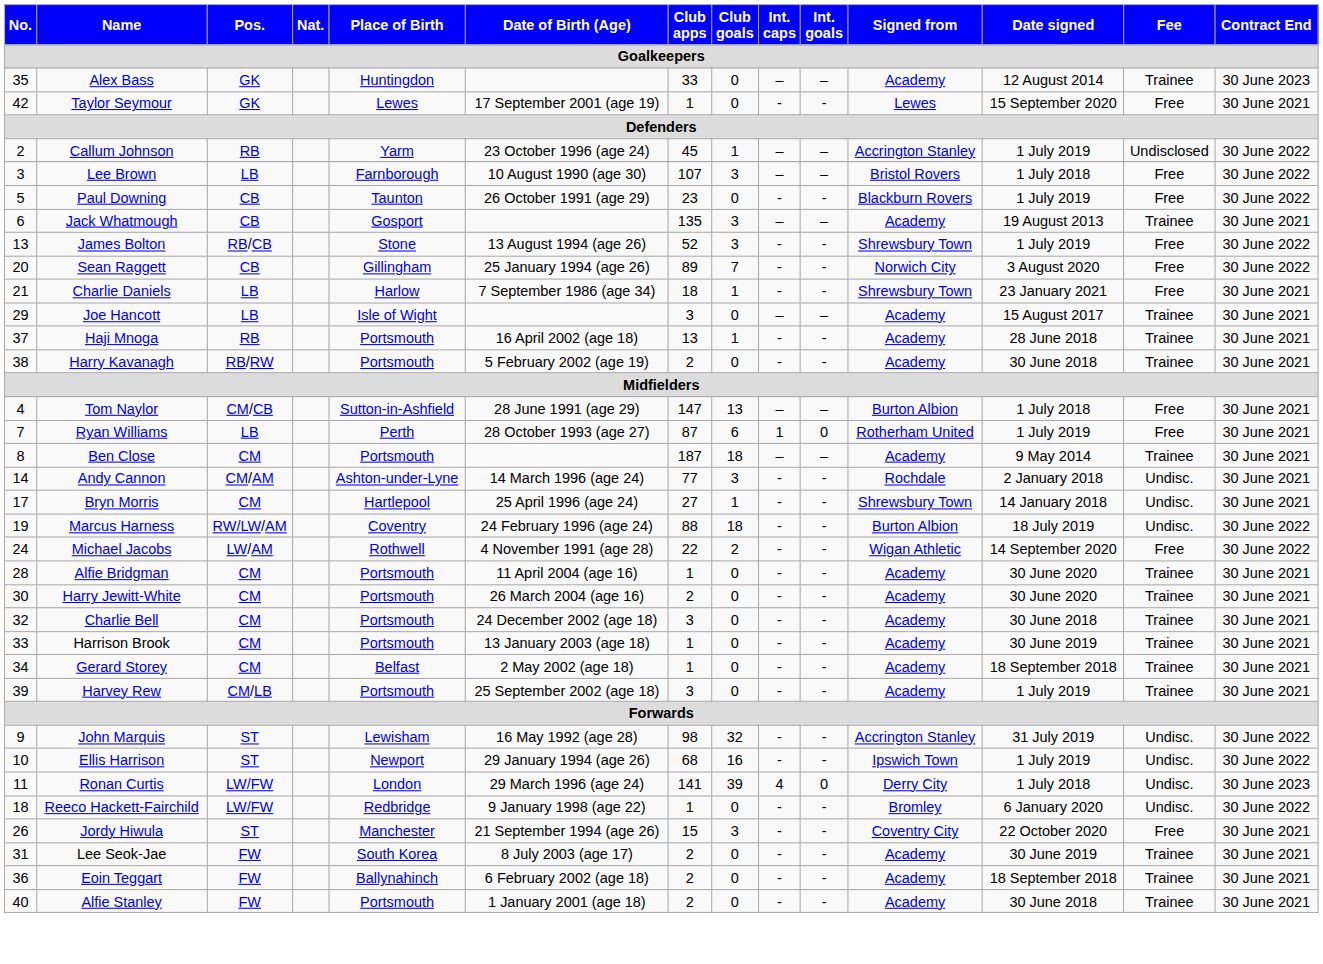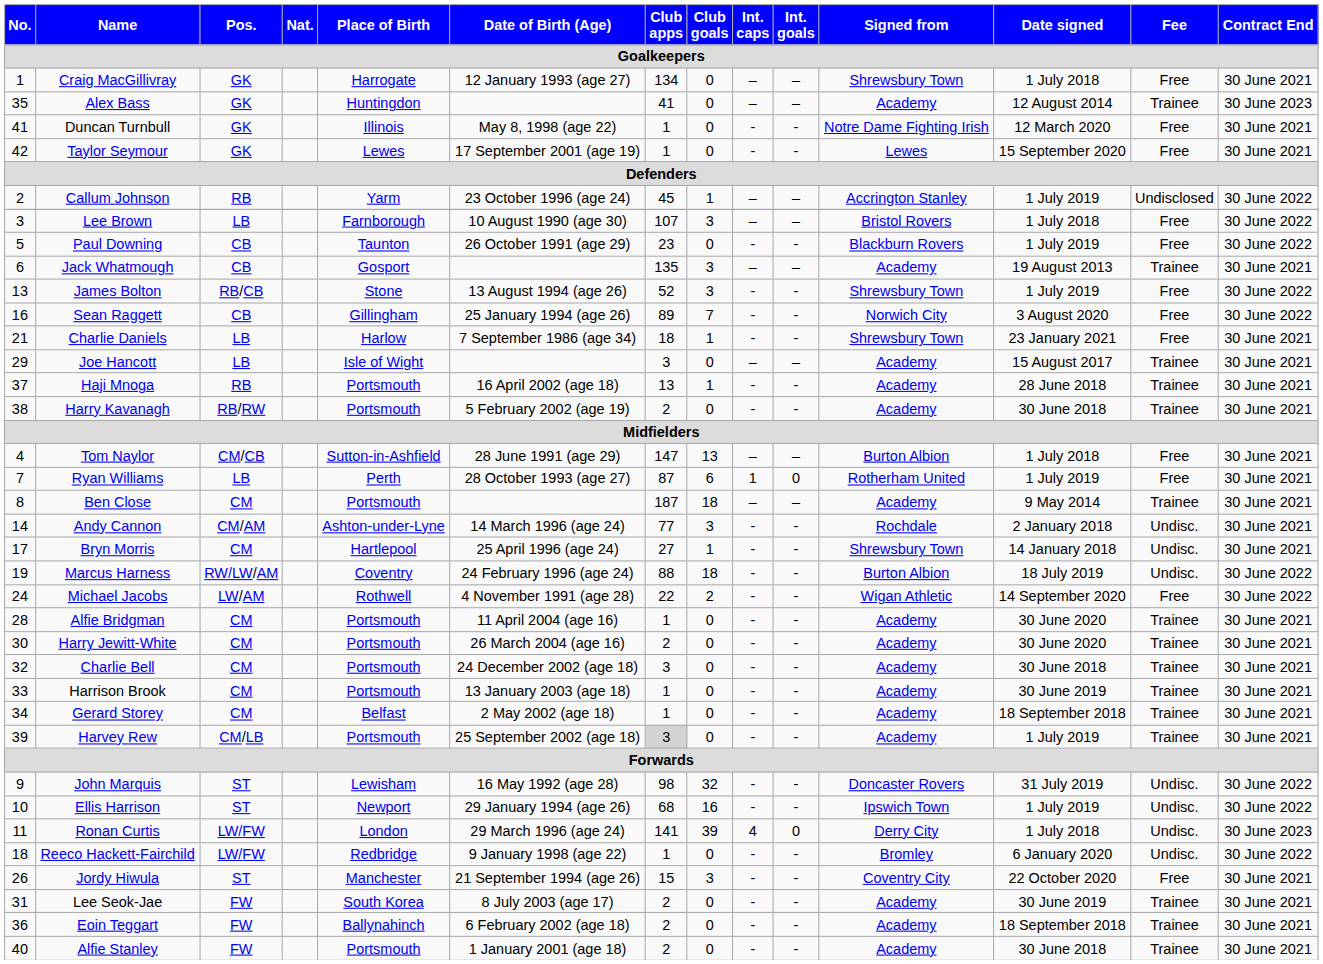+ row: (118, 80)
(690, 80) 33 -> (666, 103) 41
+ row: (118, 127)
(20, 267) 20 -> (20, 314) 16
(690, 690) no background -> (666, 737) lightgrey background
(915, 737) Accrington Stanley -> (906, 784) Doncaster Rovers
